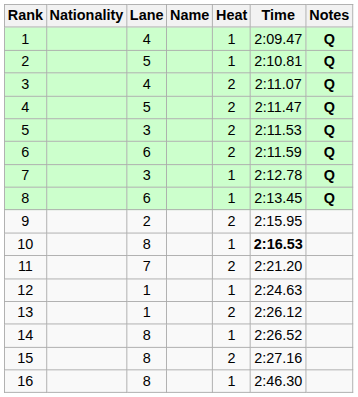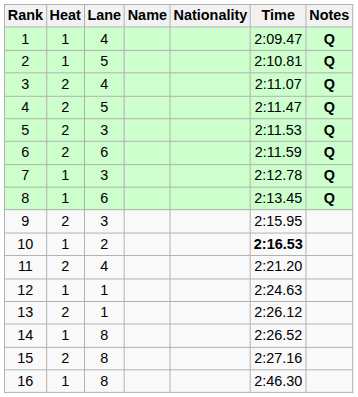columns swapped: (232, 15) <-> (86, 15)
(147, 221) 2 -> (104, 221) 3
(147, 244) 8 -> (104, 244) 2
(147, 267) 7 -> (104, 267) 4
